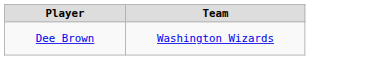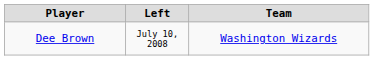+ column: (157, 13)
